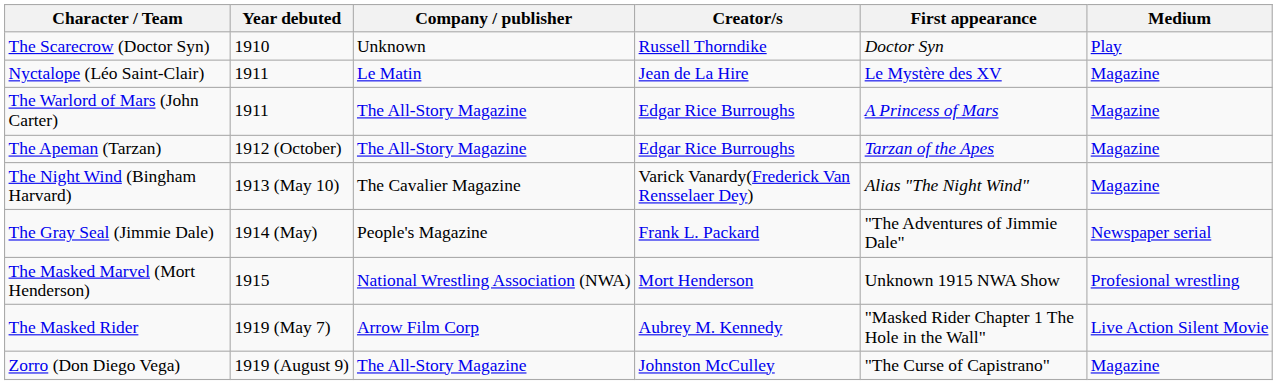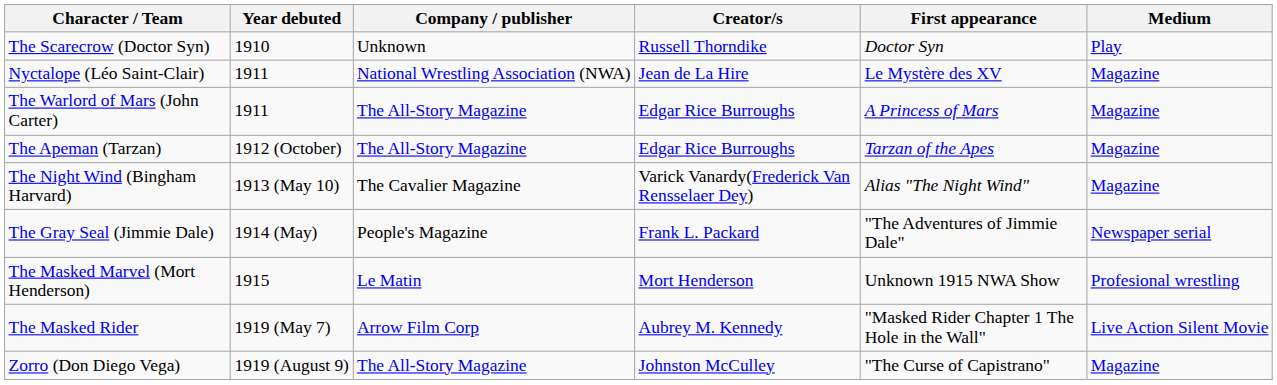(389, 73) Le Matin -> (494, 73) National Wrestling Association (NWA)
(494, 280) National Wrestling Association (NWA) -> (389, 280) Le Matin
